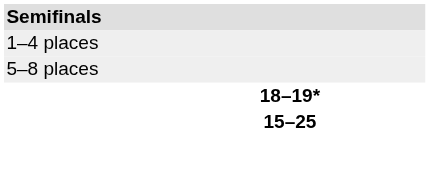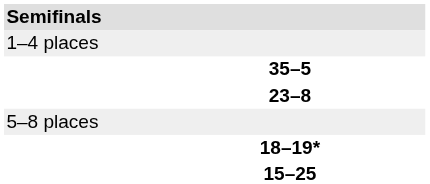+ row: (290, 69)
+ row: (290, 95)
